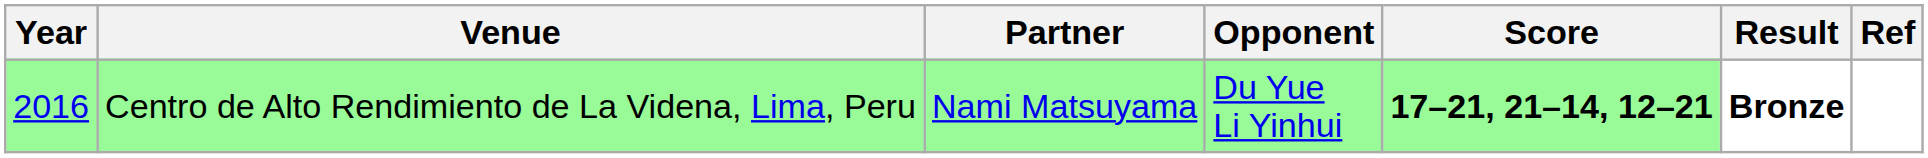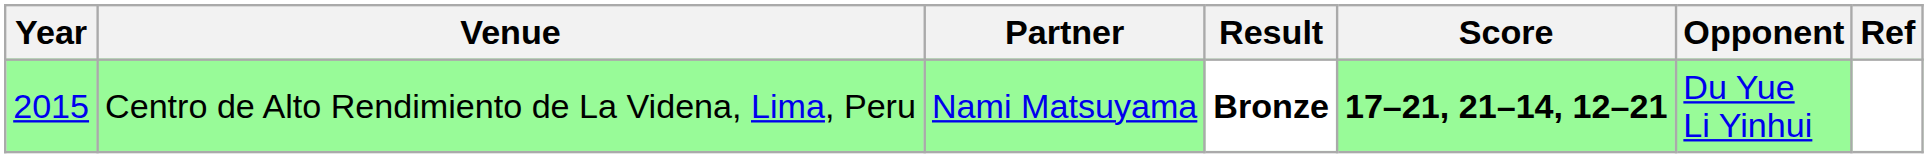columns swapped: (1294, 33) <-> (1787, 33)
(51, 105) 2016 -> (51, 105) 2015
